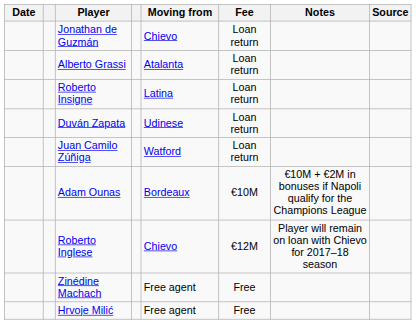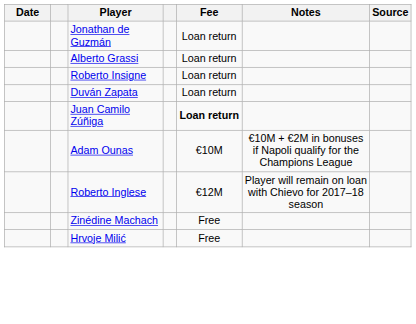- column: (180, 13)
(244, 152) normal -> (209, 116) bold
